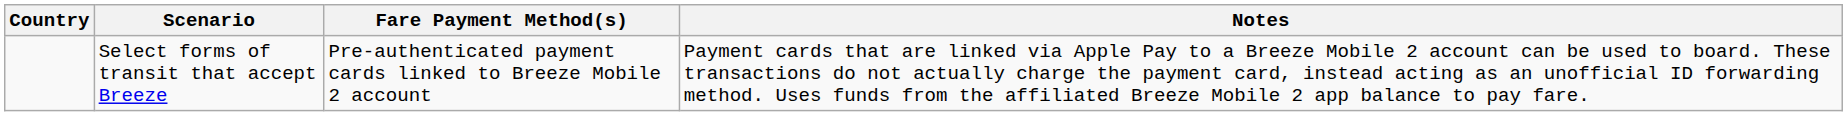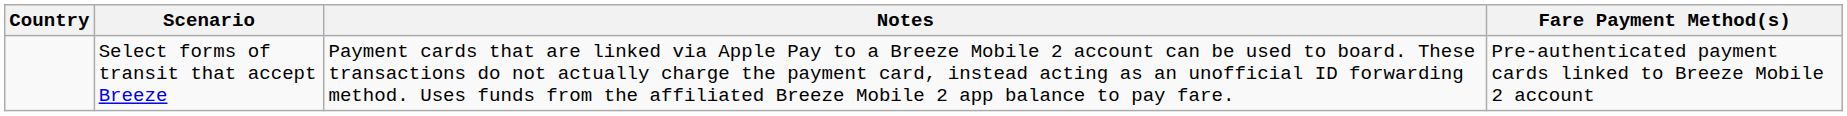columns swapped: (502, 20) <-> (1261, 20)
